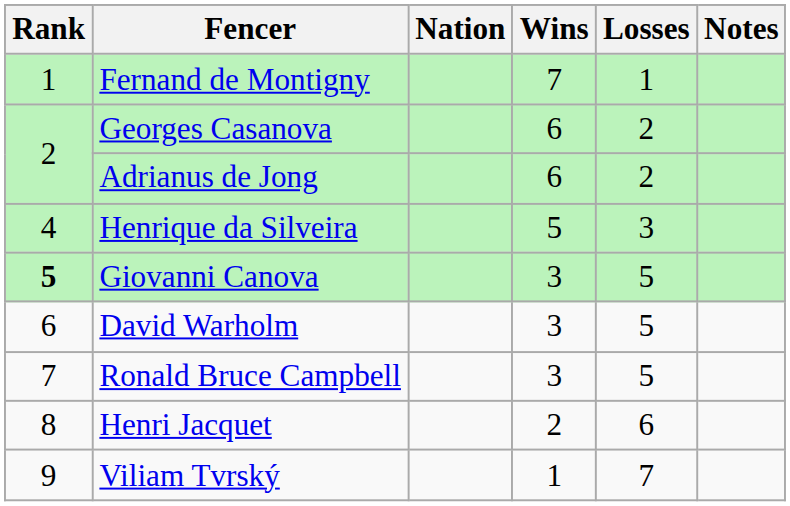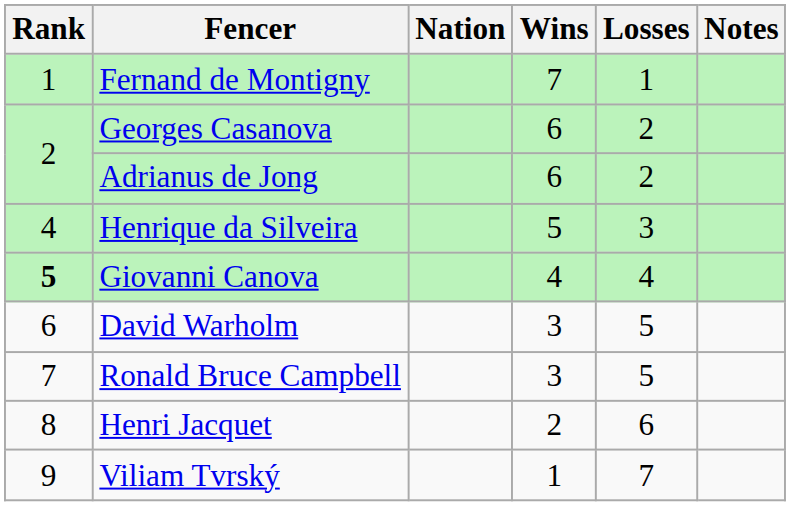(554, 276) 3 -> (554, 276) 4
(646, 276) 5 -> (646, 276) 4
